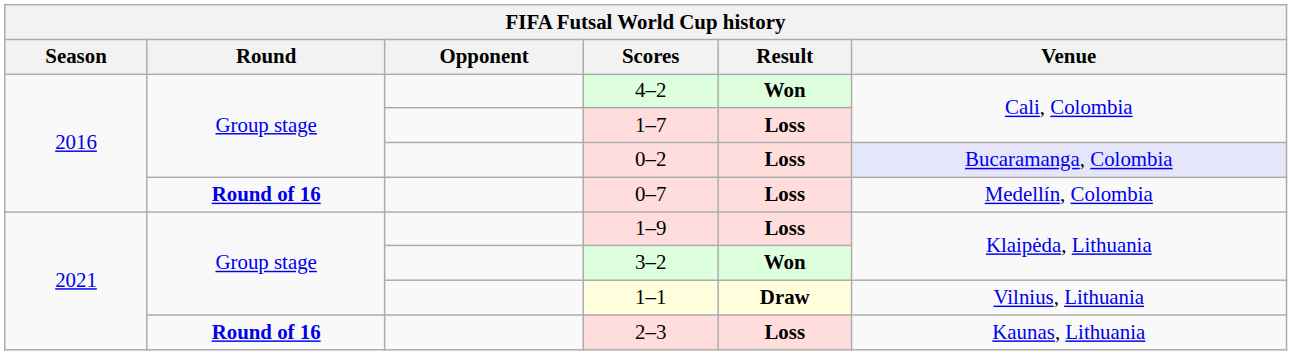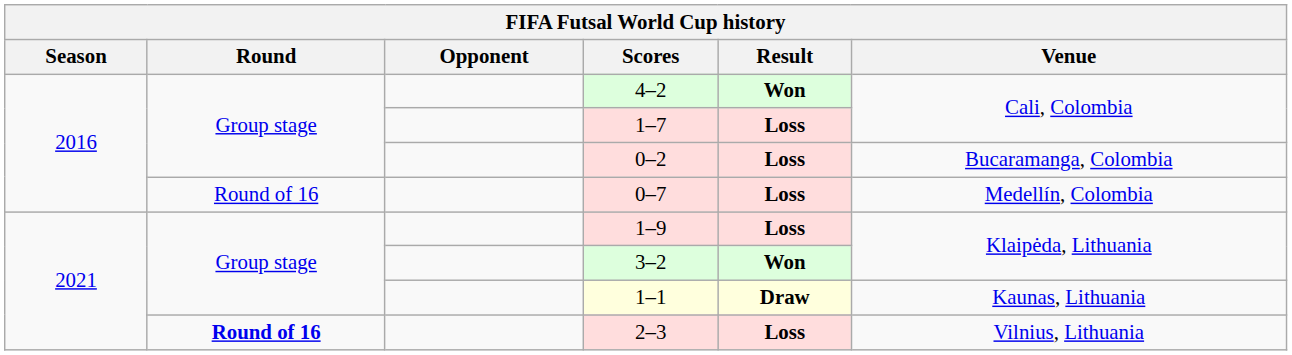(1069, 159) lavender background -> (1069, 159) no background
(266, 194) bold -> (266, 194) normal
(1069, 297) Vilnius, Lithuania -> (1069, 297) Kaunas, Lithuania
(1069, 332) Kaunas, Lithuania -> (1069, 332) Vilnius, Lithuania
